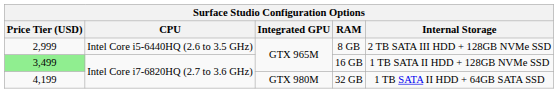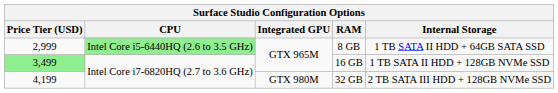(170, 46) no background -> (170, 46) lightgreen background
(459, 46) 2 TB SATA III HDD + 128GB NVMe SSD -> (459, 46) 1 TB SATA II HDD + 64GB SATA SSD
(459, 79) 1 TB SATA II HDD + 64GB SATA SSD -> (459, 79) 2 TB SATA III HDD + 128GB NVMe SSD
